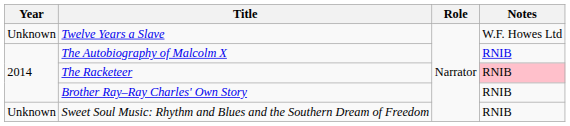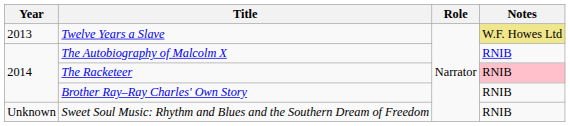(32, 33) Unknown -> (20, 33) 2013
(522, 33) no background -> (522, 33) khaki background
